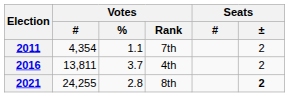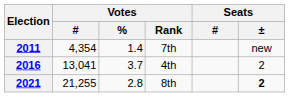(135, 48) 1.1 -> (135, 48) 1.4
(262, 48) 2 -> (262, 48) new
(80, 65) 13,811 -> (79, 65) 13,041
(79, 83) 24,255 -> (79, 83) 21,255
